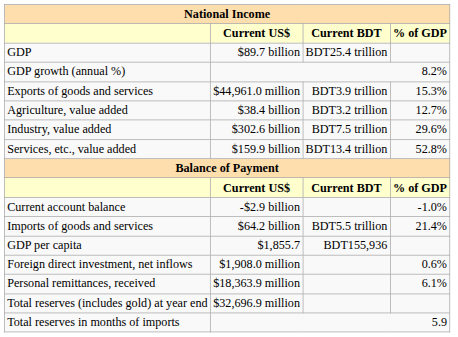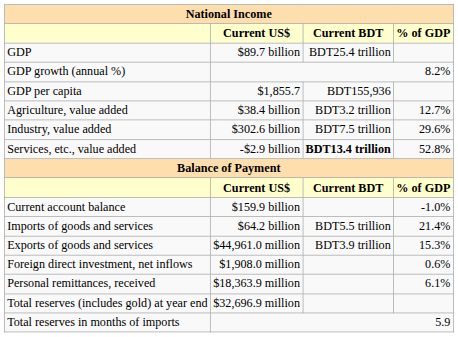rows swapped: (44, 245) <-> (80, 91)
(266, 149) $159.9 billion -> (270, 149) -$2.9 billion
(346, 149) normal -> (348, 149) bold
(270, 206) -$2.9 billion -> (266, 206) $159.9 billion
